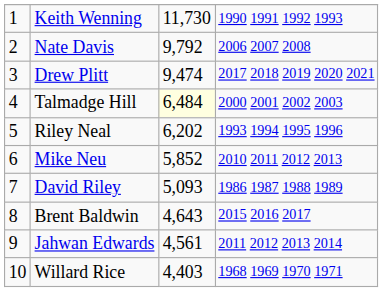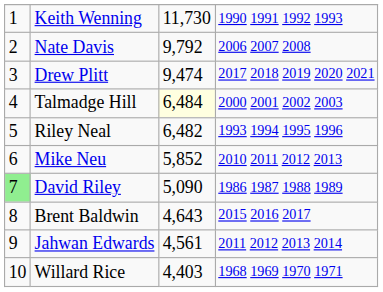(183, 131) 6,202 -> (183, 131) 6,482
(13, 187) no background -> (13, 187) lightgreen background
(183, 187) 5,093 -> (183, 187) 5,090
